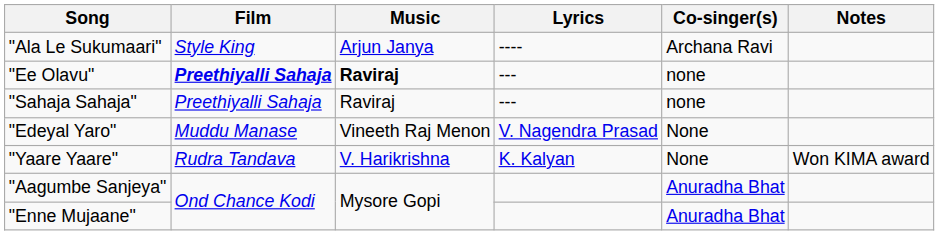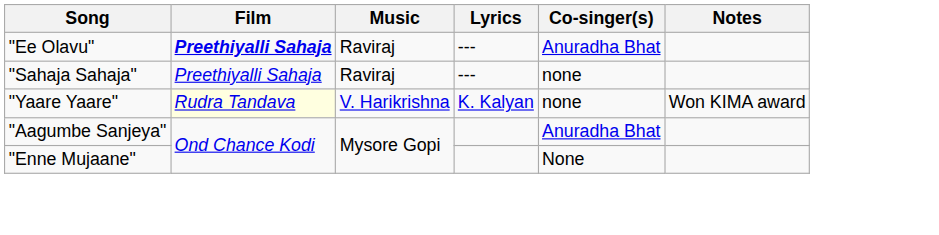- row: (85, 46)
(369, 74) bold -> (367, 46) normal
(686, 74) none -> (601, 46) Anuradha Bhat
- row: (63, 131)
(235, 159) no background -> (235, 103) lightyellow background
(687, 159) None -> (562, 103) none
(725, 215) Anuradha Bhat -> (563, 159) None
